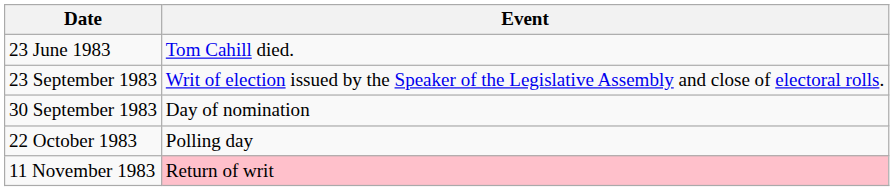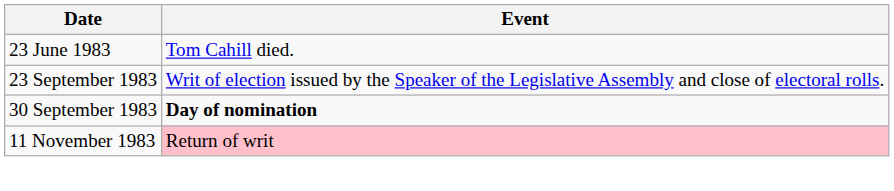(238, 110) normal -> (241, 110) bold
- row: (73, 140)
